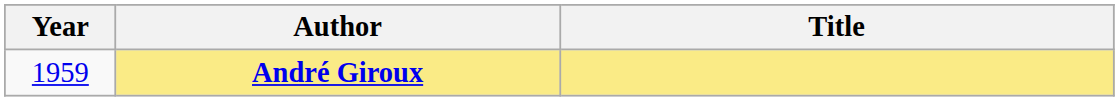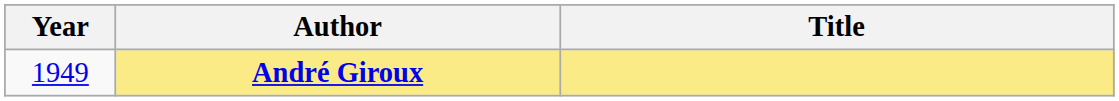(60, 72) 1959 -> (60, 72) 1949
